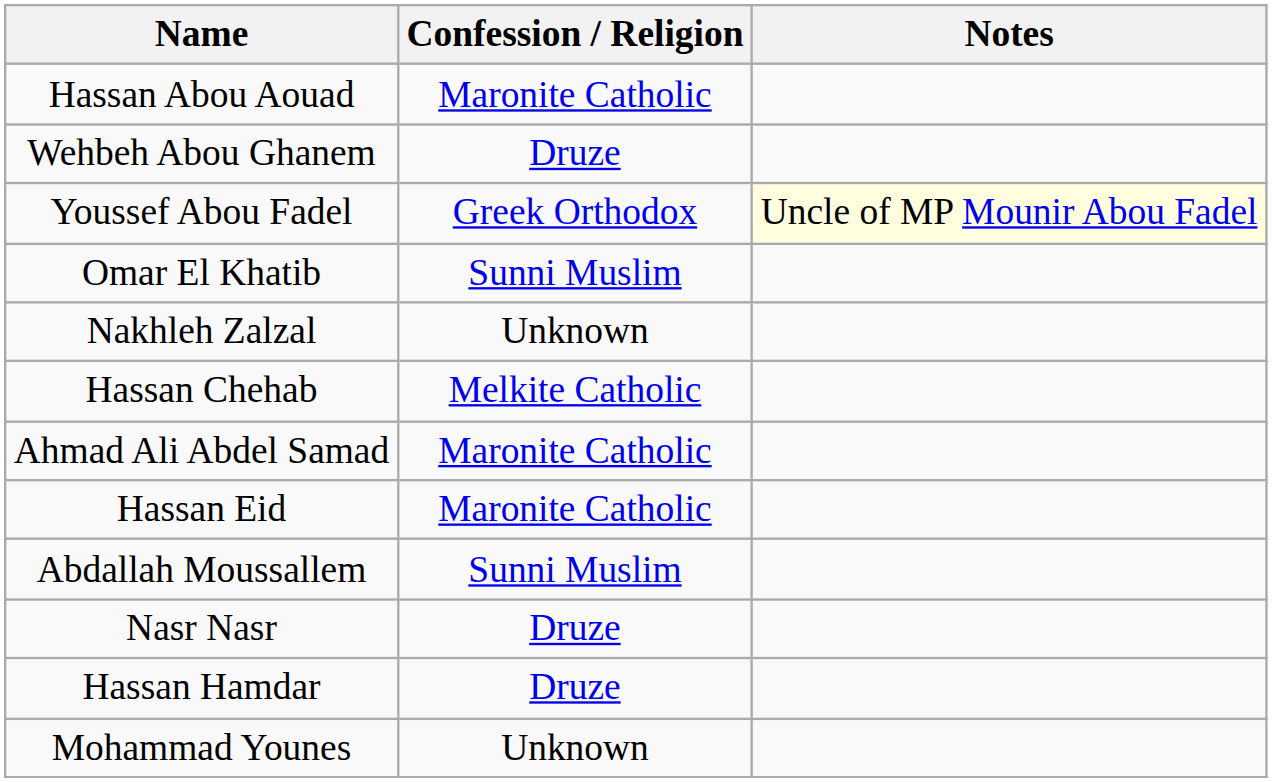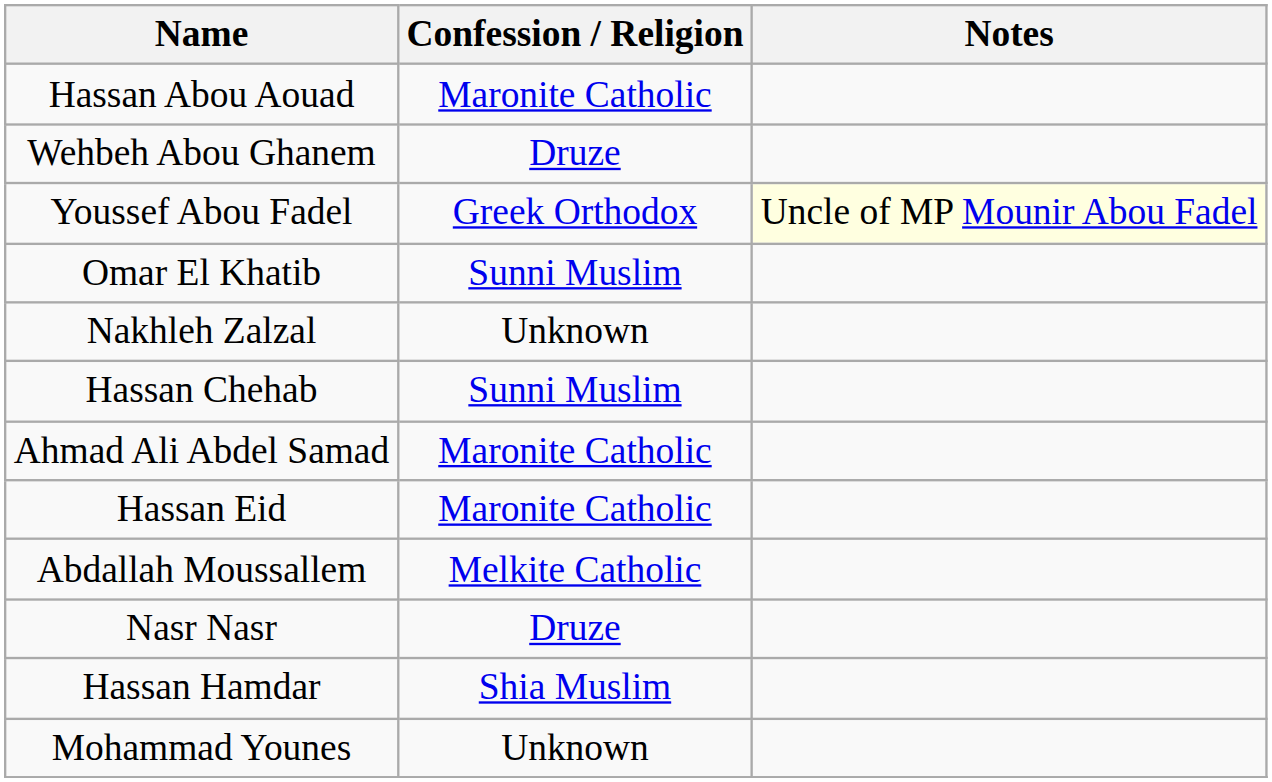(575, 390) Melkite Catholic -> (575, 390) Sunni Muslim
(575, 568) Sunni Muslim -> (575, 568) Melkite Catholic
(575, 687) Druze -> (575, 687) Shia Muslim
